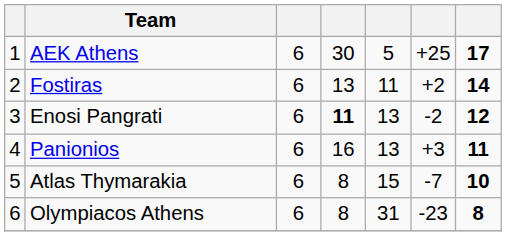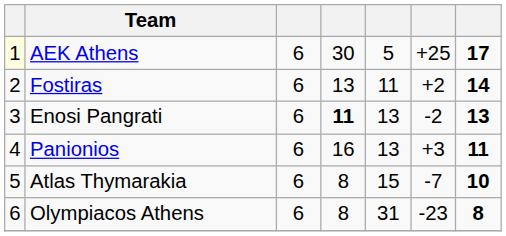(15, 52) no background -> (15, 52) lightyellow background
(478, 117) 12 -> (478, 117) 13
